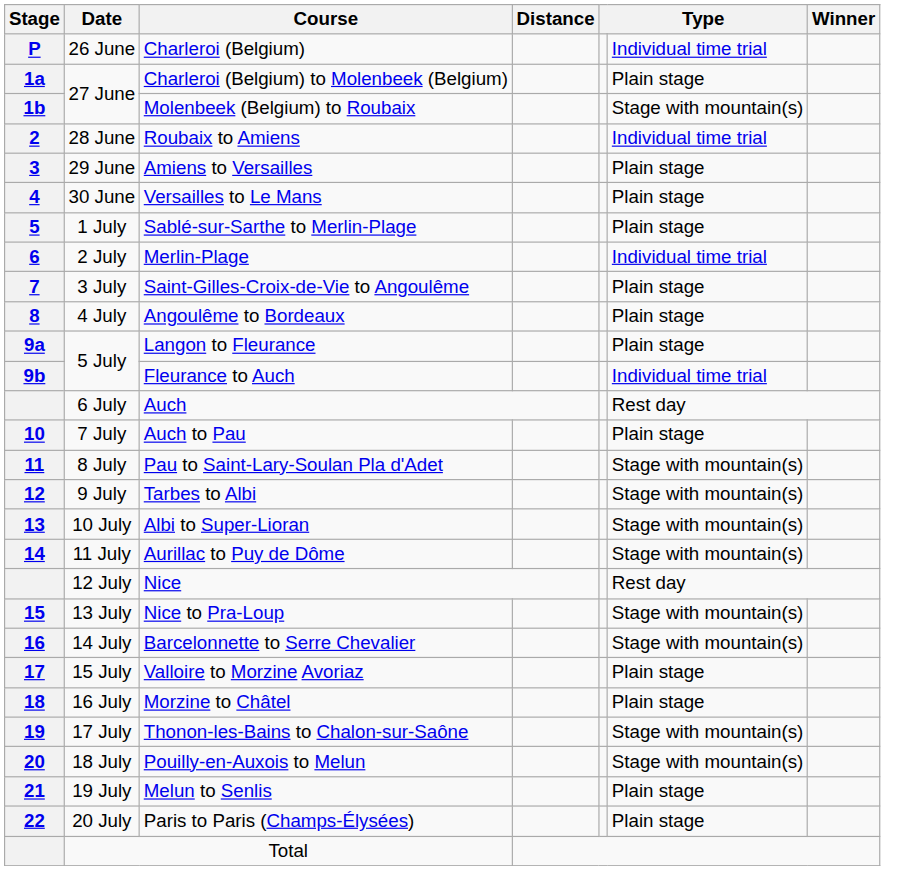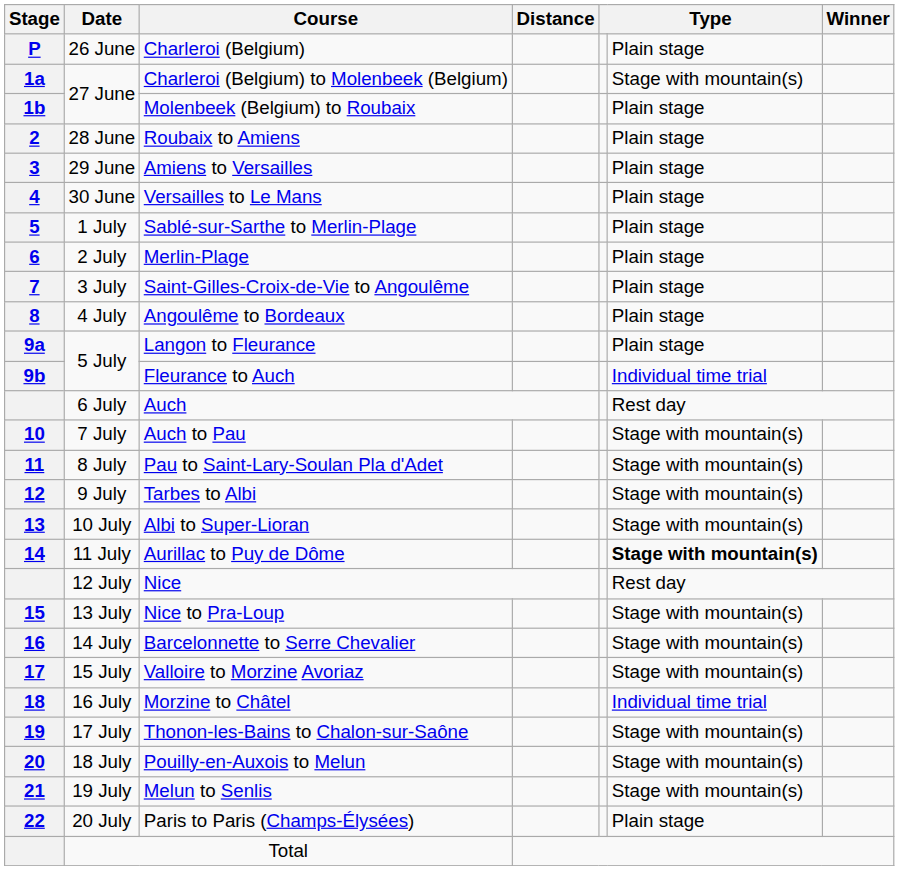(689, 49) Individual time trial -> (658, 49) Plain stage
(658, 78) Plain stage -> (708, 78) Stage with mountain(s)
(708, 108) Stage with mountain(s) -> (658, 108) Plain stage
(689, 138) Individual time trial -> (658, 138) Plain stage
(689, 256) Individual time trial -> (658, 256) Plain stage
(658, 434) Plain stage -> (708, 434) Stage with mountain(s)
(708, 553) normal -> (715, 553) bold
(658, 672) Plain stage -> (708, 672) Stage with mountain(s)
(658, 702) Plain stage -> (689, 702) Individual time trial
(658, 791) Plain stage -> (708, 791) Stage with mountain(s)
